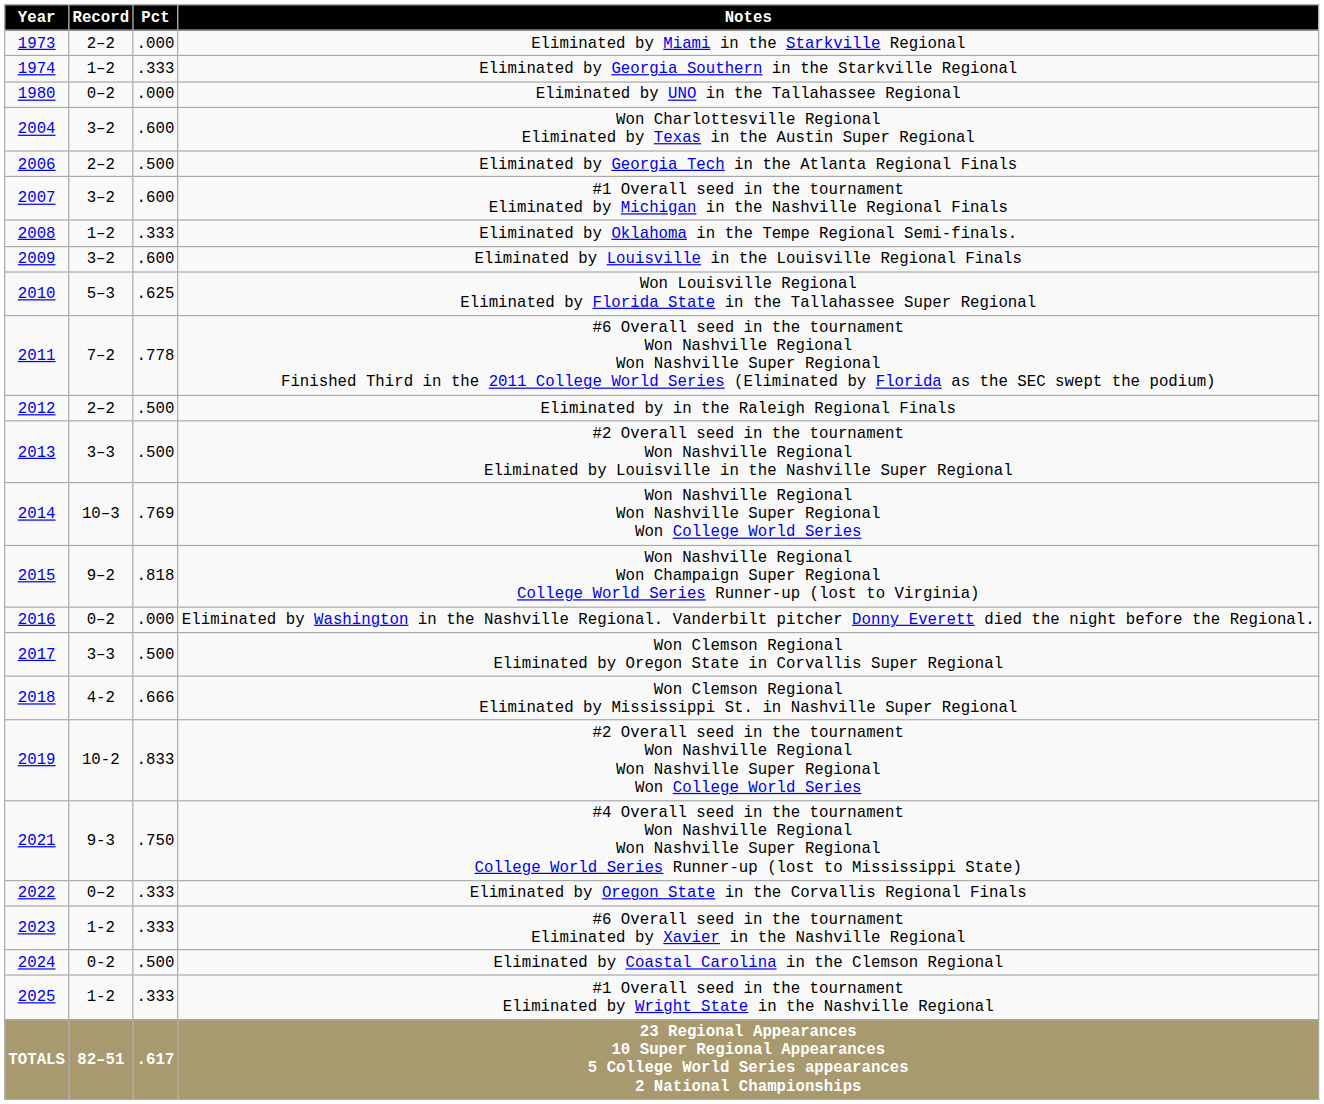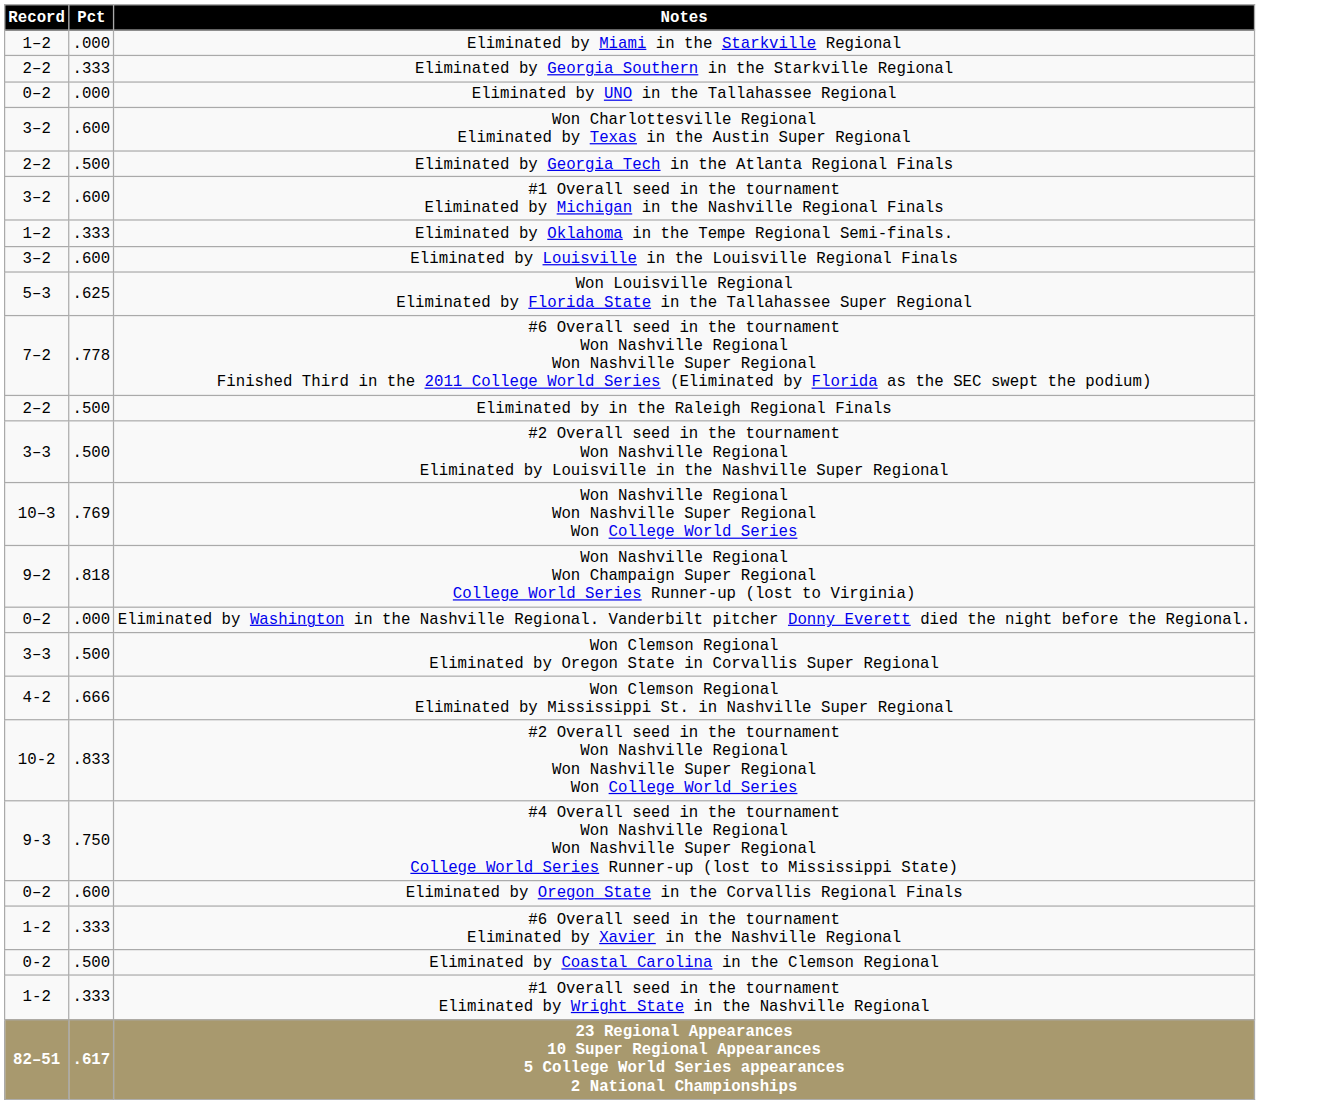- column: (37, 17)
(101, 43) 2–2 -> (37, 43) 1–2
(101, 69) 1–2 -> (37, 69) 2–2
(155, 893) .333 -> (91, 893) .600
